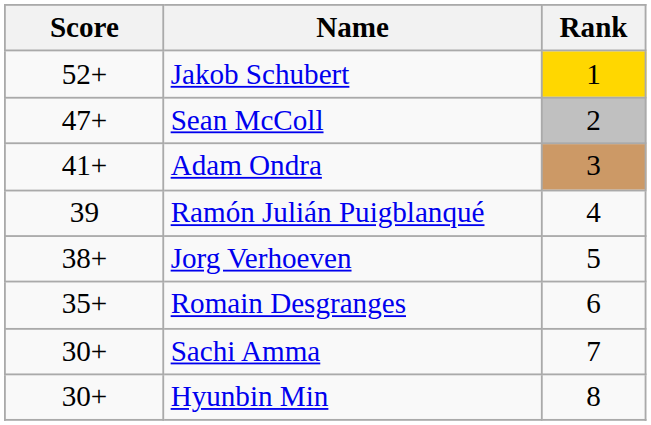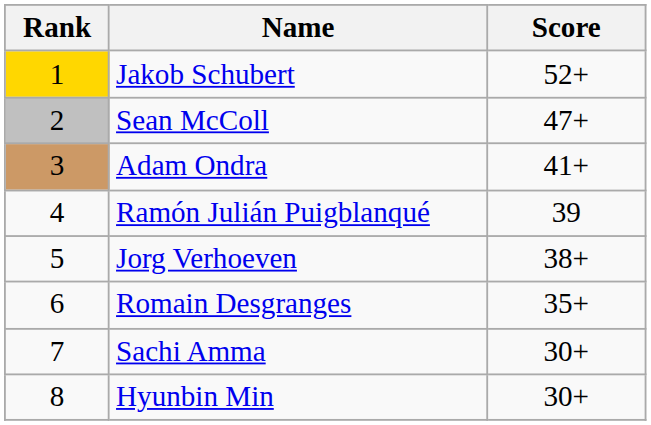columns swapped: (594, 27) <-> (84, 27)
